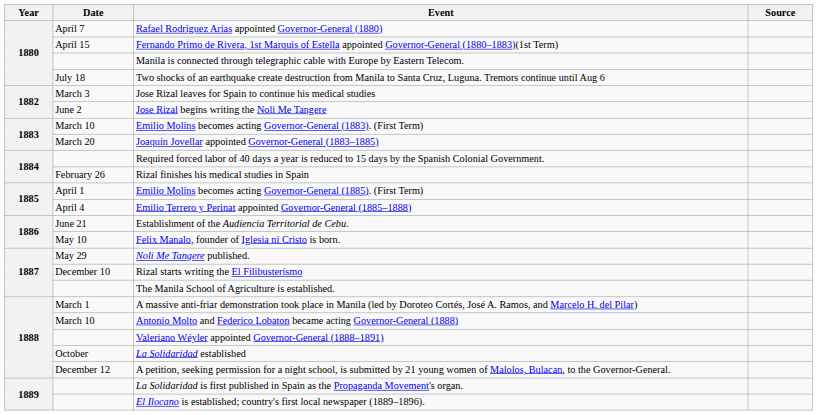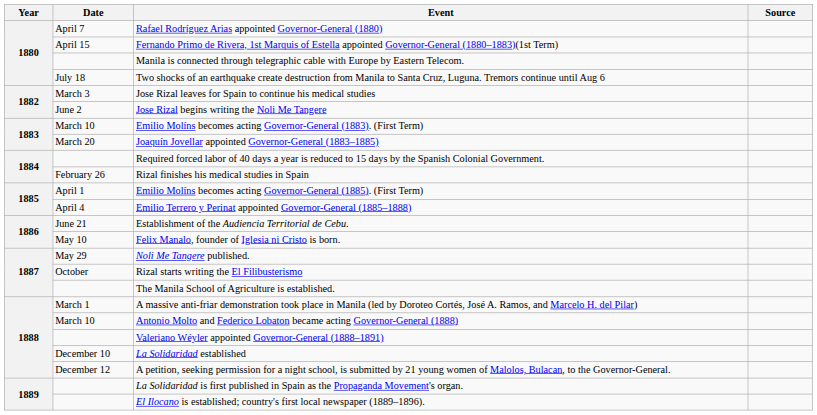(83, 272) December 10 -> (72, 272) October
(72, 353) October -> (83, 353) December 10
